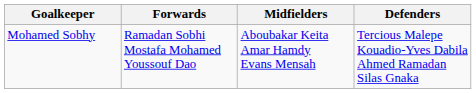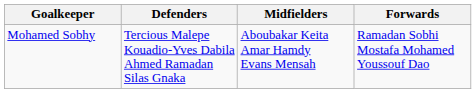columns swapped: (412, 14) <-> (179, 14)
